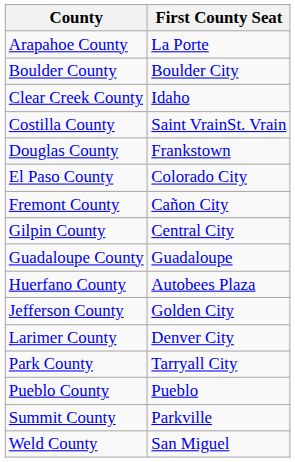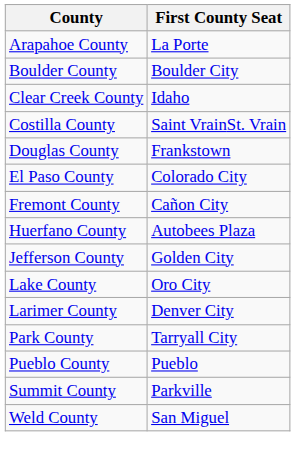- row: (57, 230)
- row: (76, 257)
+ row: (53, 284)
